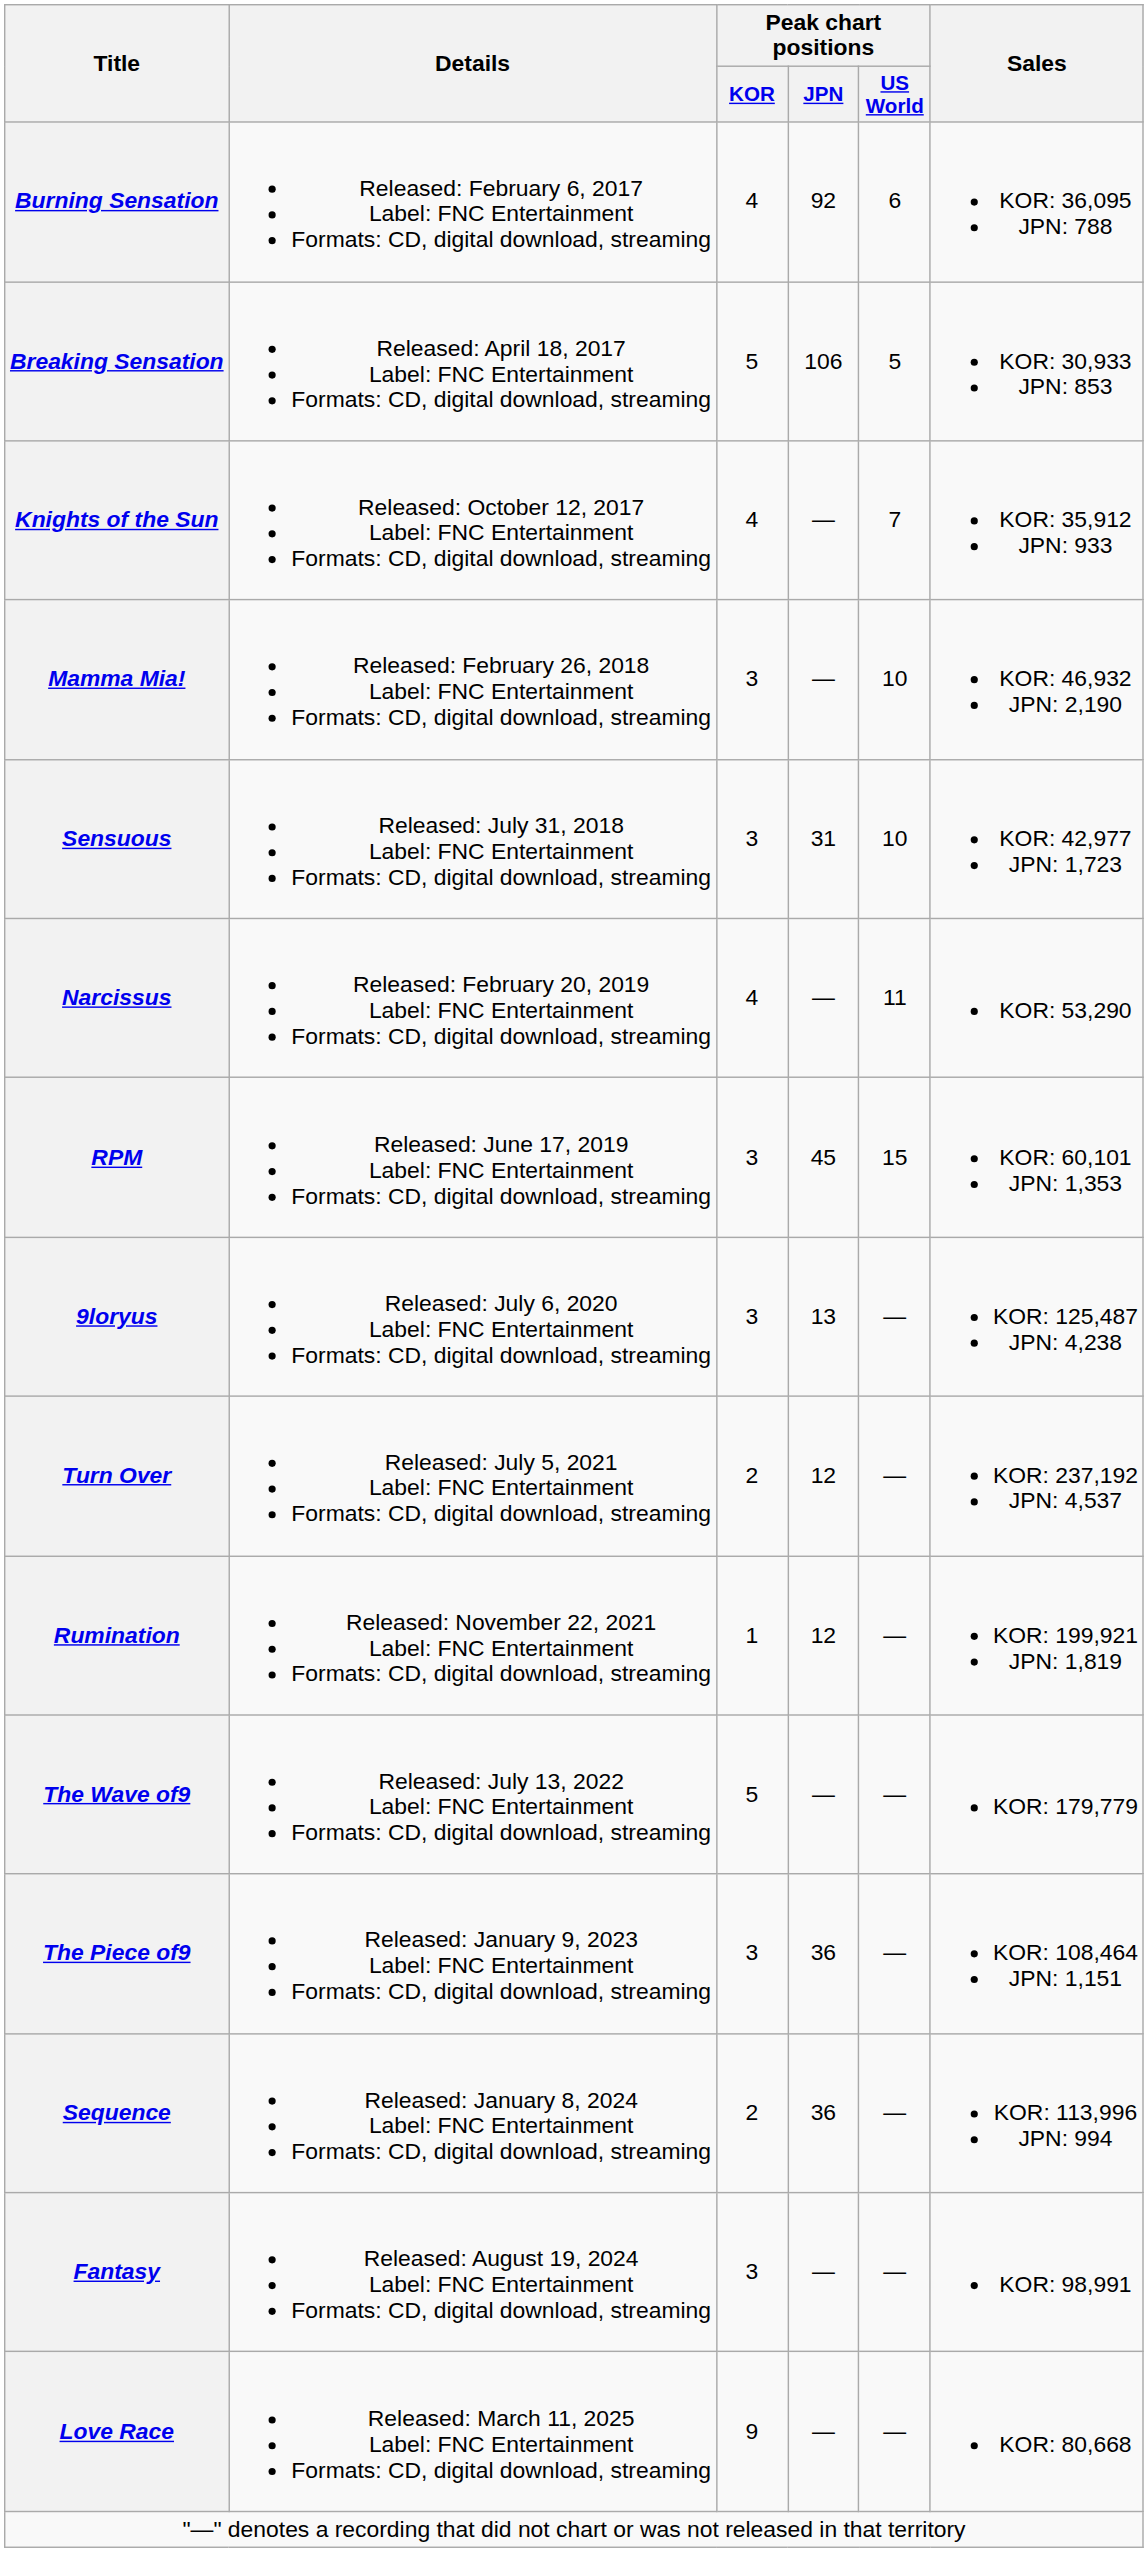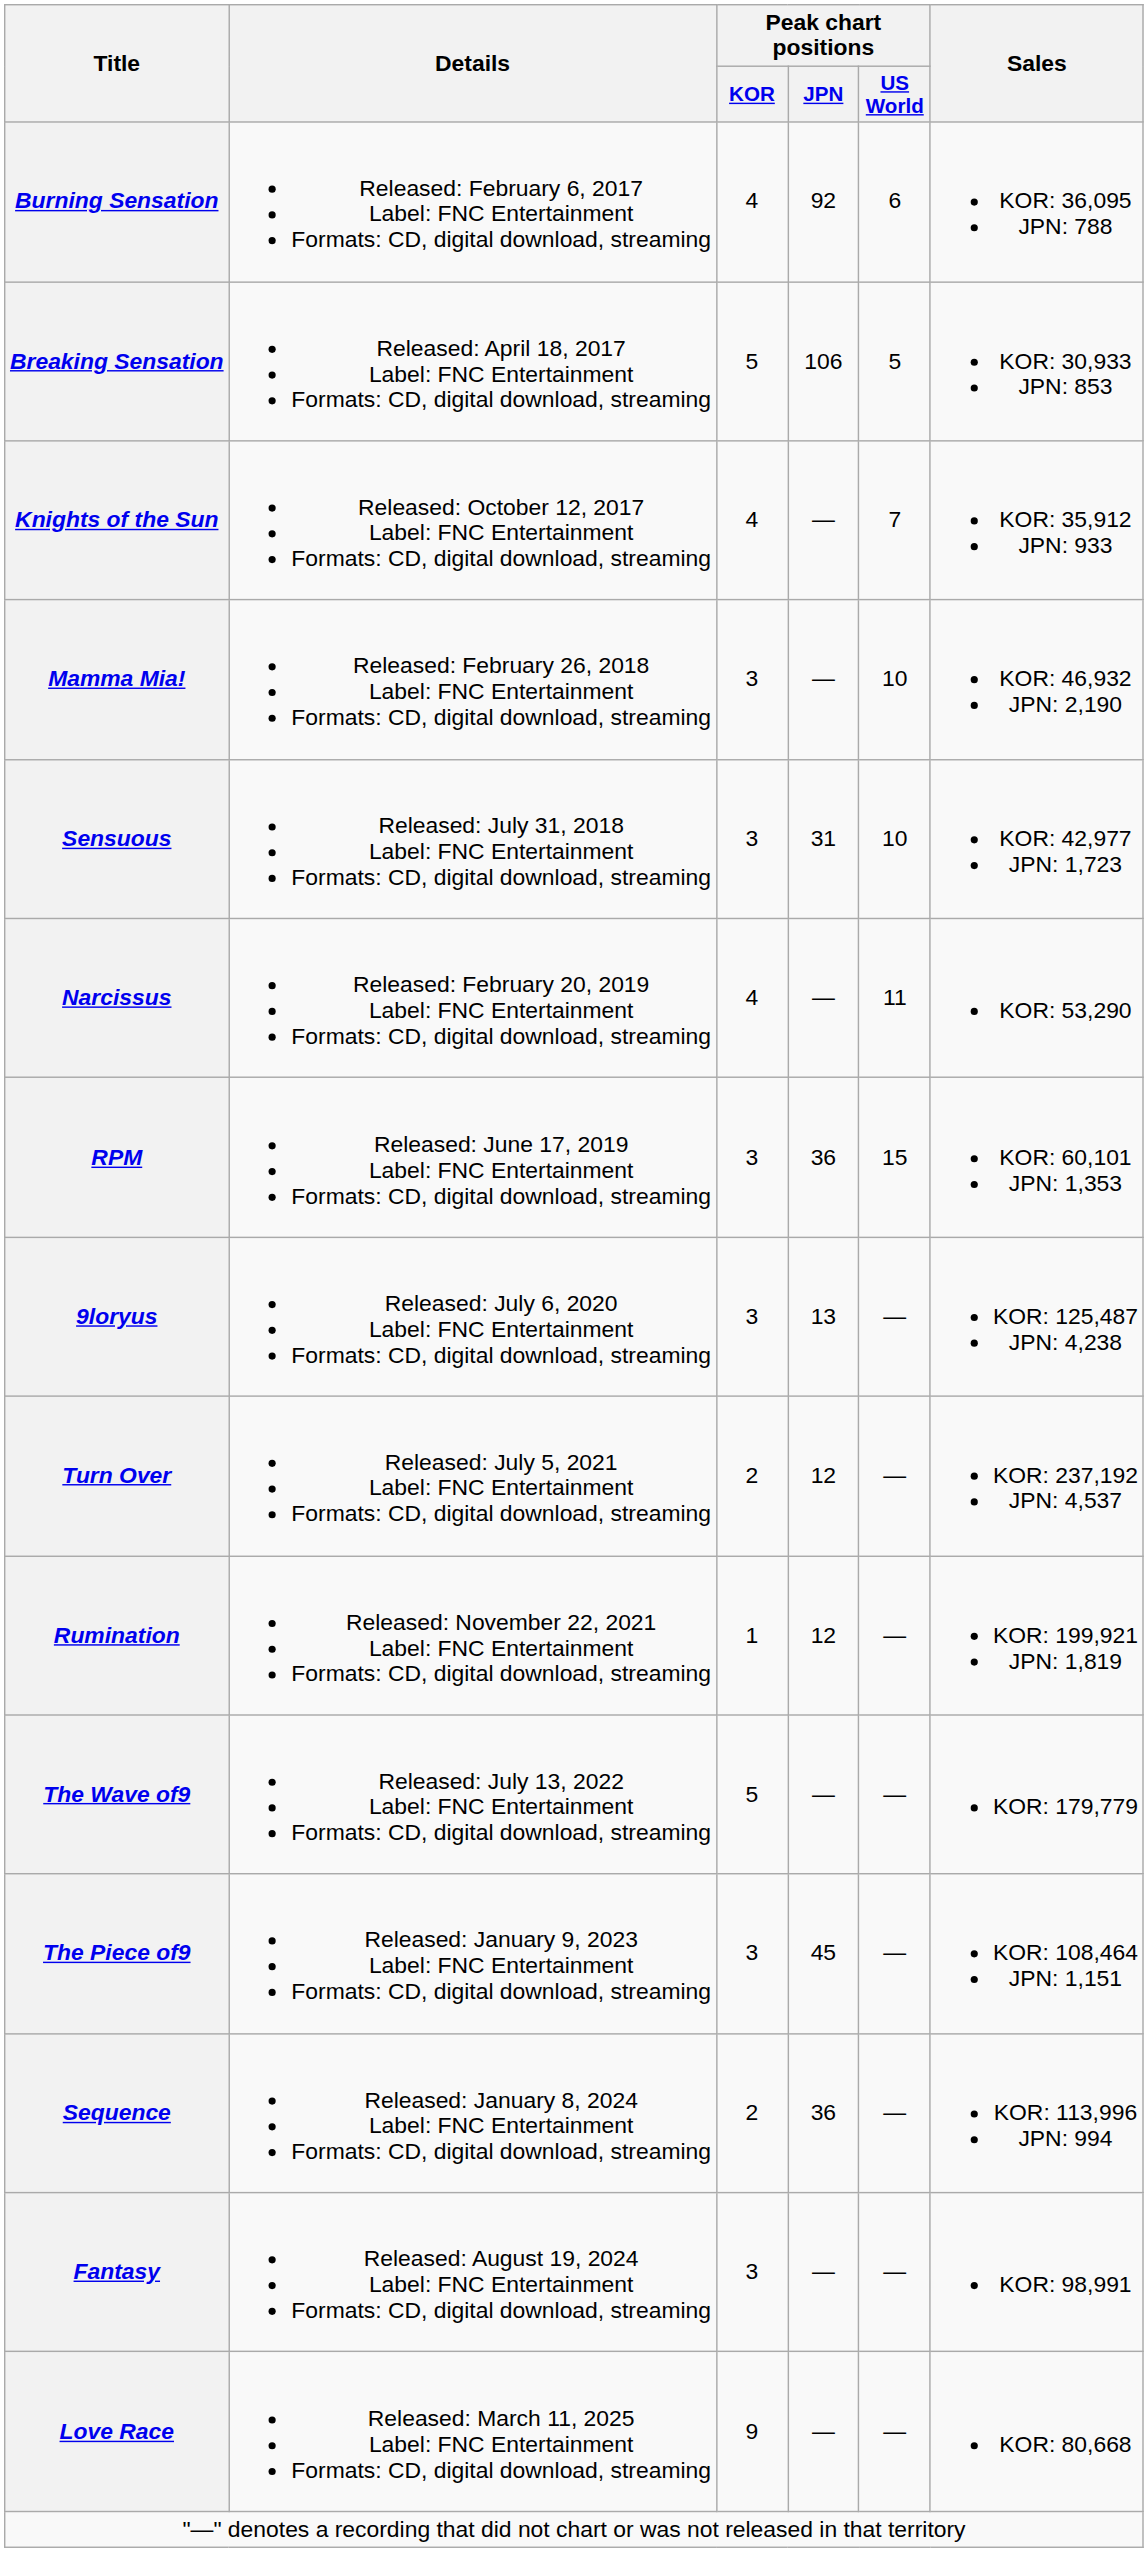(823, 1157) 45 -> (823, 1157) 36
(823, 1953) 36 -> (823, 1953) 45
